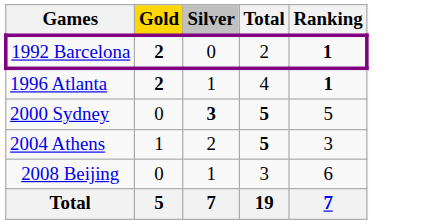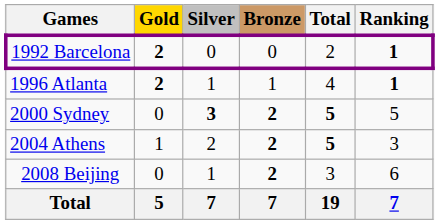+ column: (272, 19)
